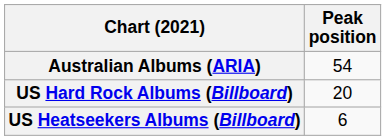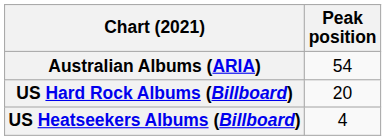(343, 120) 6 -> (343, 120) 4
